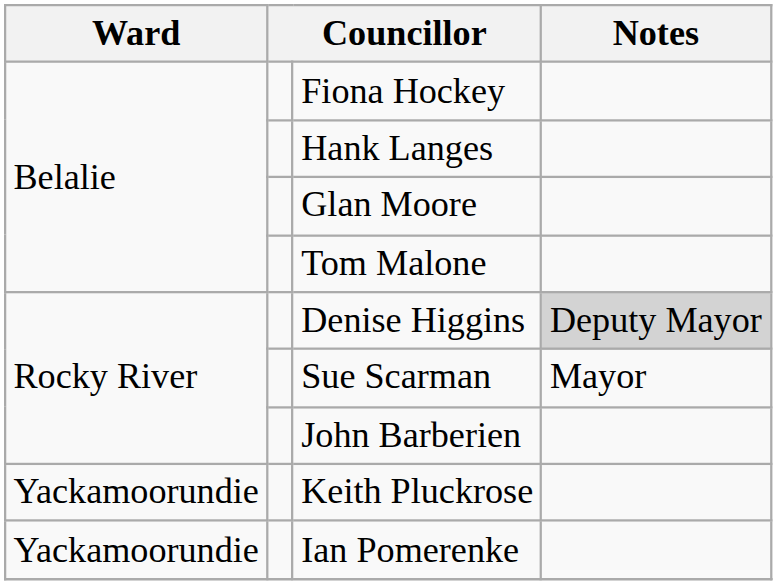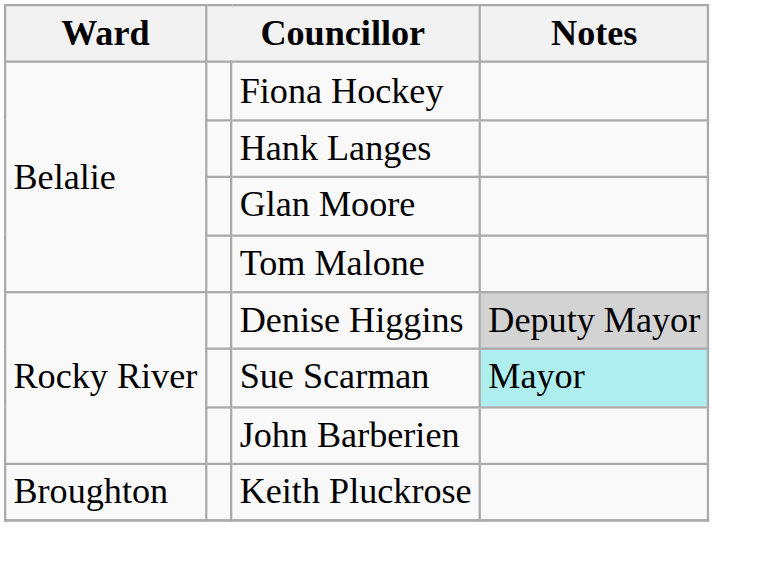(598, 377) no background -> (537, 377) paleturquoise background
(136, 491) Yackamoorundie -> (91, 491) Broughton
- row: (410, 549)
